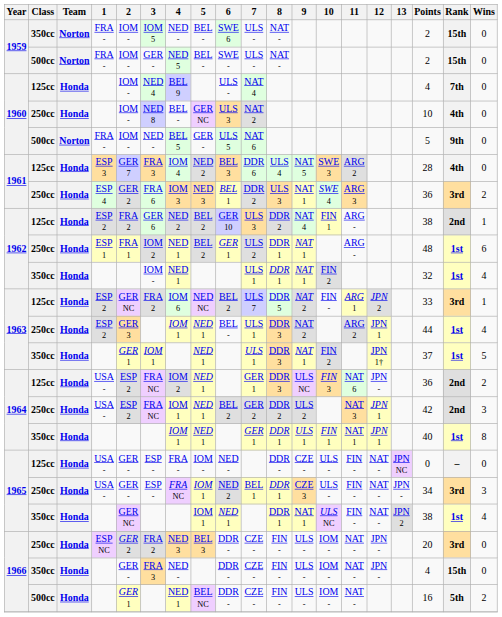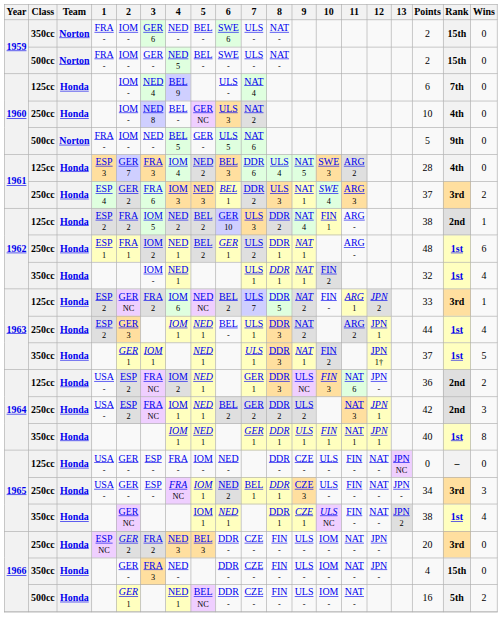(153, 33) IOM 5 -> (153, 33) GER 6
(428, 87) 4 -> (428, 87) 6
(428, 195) 36 -> (428, 195) 37
(153, 221) GER 6 -> (153, 221) IOM 5
(304, 517) NAT 1 -> (304, 517) CZE 1
